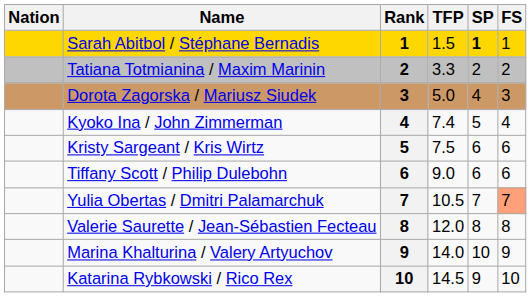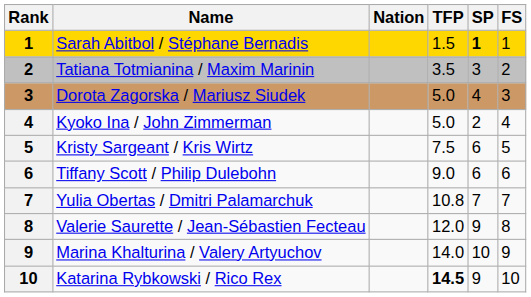columns swapped: (404, 17) <-> (34, 17)
(443, 69) 3.3 -> (443, 69) 3.5
(476, 69) 2 -> (476, 69) 3
(443, 122) 7.4 -> (443, 122) 5.0
(476, 122) 5 -> (476, 122) 2
(506, 148) 6 -> (506, 148) 5
(448, 200) 10.5 -> (448, 200) 10.8
(506, 200) lightsalmon background -> (506, 200) no background
(476, 226) 8 -> (476, 226) 9
(448, 278) normal -> (448, 278) bold
